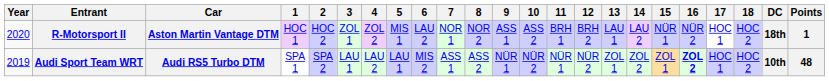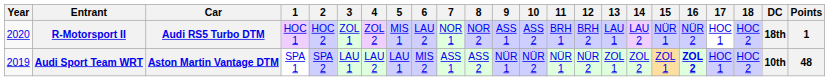(213, 34) Aston Martin Vantage DTM -> (213, 34) Audi RS5 Turbo DTM
(213, 62) Audi RS5 Turbo DTM -> (213, 62) Aston Martin Vantage DTM
